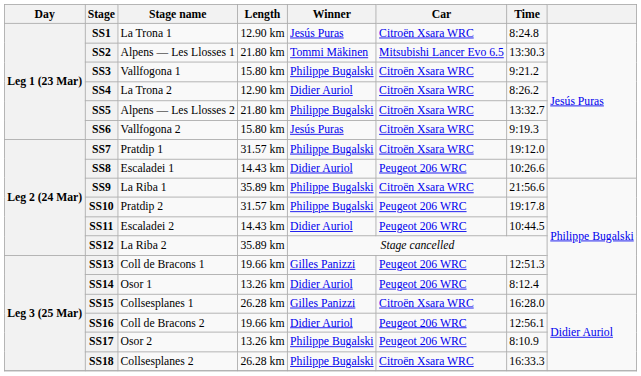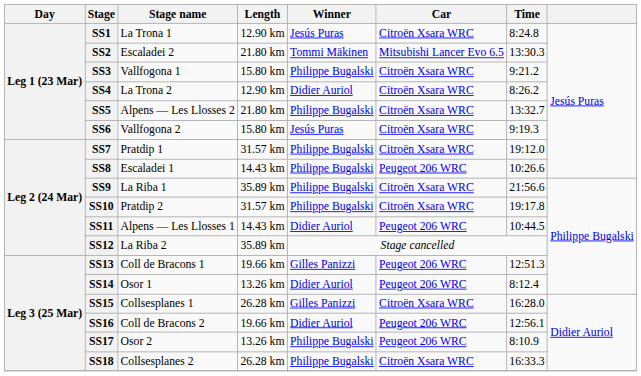(178, 52) Alpens — Les Llosses 1 -> (147, 52) Escaladei 2
(321, 168) Didier Auriol -> (332, 168) Philippe Bugalski
(423, 206) Peugeot 206 WRC -> (426, 206) Citroën Xsara WRC
(147, 226) Escaladei 2 -> (178, 226) Alpens — Les Llosses 1
